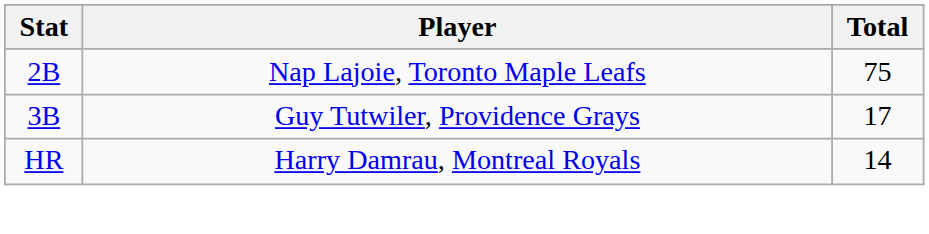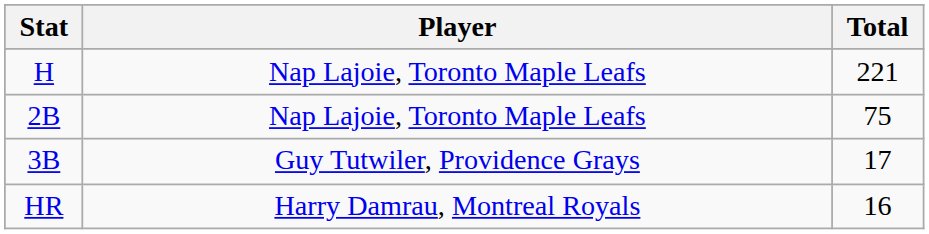+ row: (44, 71)
(878, 160) 14 -> (878, 205) 16
